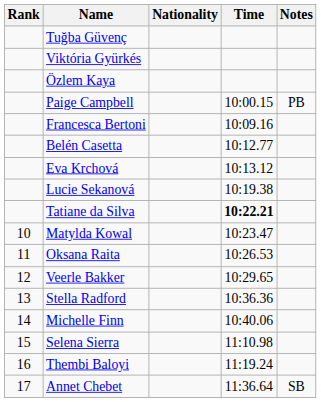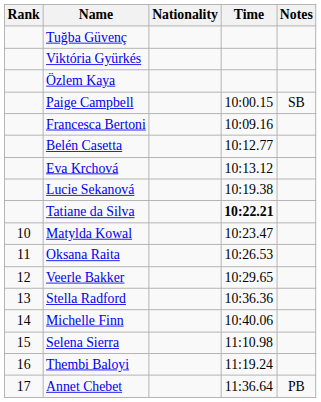(296, 102) PB -> (296, 102) SB
(296, 386) SB -> (296, 386) PB
